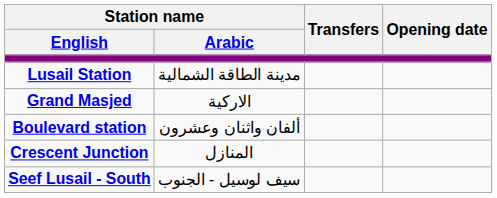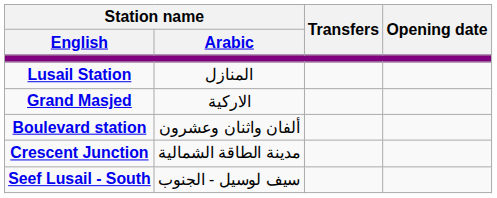(229, 75) مدينة الطاقة الشمالية -> (229, 75) المنازل
(229, 153) المنازل -> (229, 153) مدينة الطاقة الشمالية
